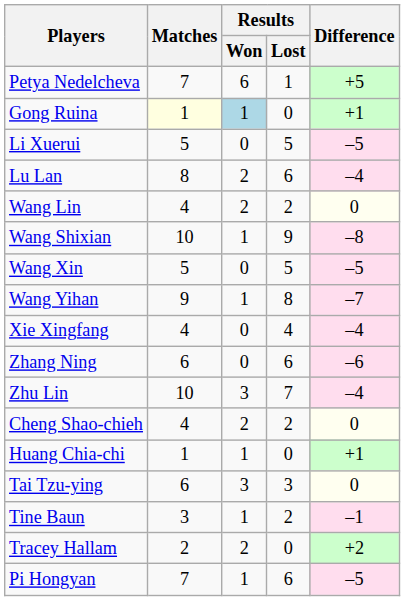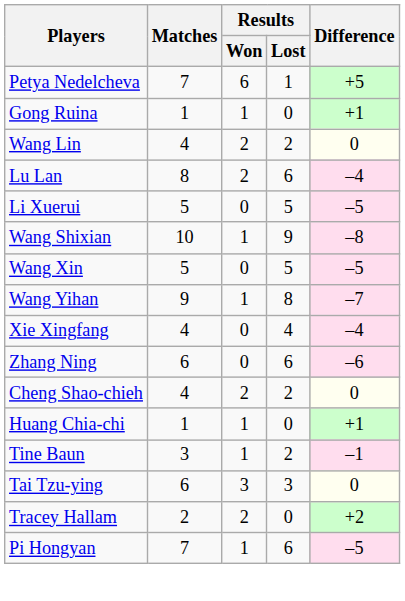(184, 113) lightyellow background -> (184, 113) no background
(244, 113) lightblue background -> (244, 113) no background
rows swapped: (45, 144) <-> (45, 206)
- row: (39, 392)
rows swapped: (56, 485) <-> (47, 517)
